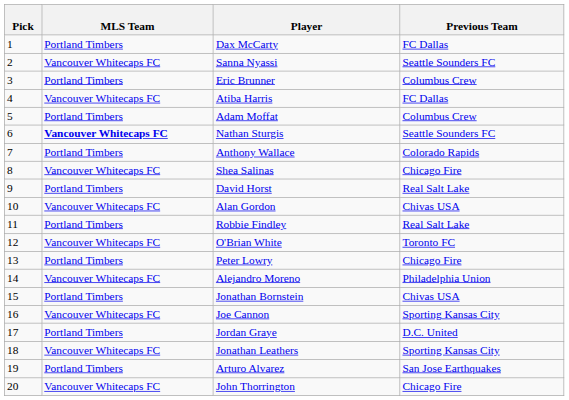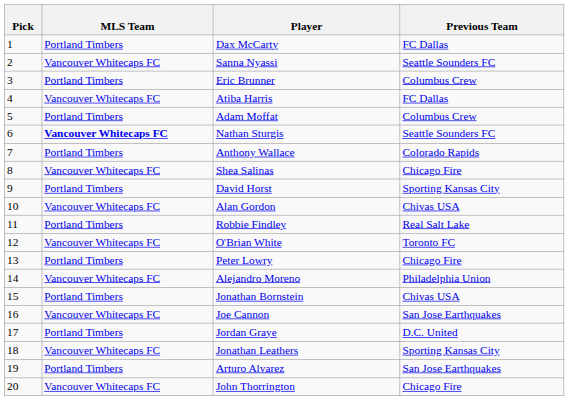(436, 188) Real Salt Lake -> (451, 188) Sporting Kansas City
(451, 314) Sporting Kansas City -> (452, 314) San Jose Earthquakes
